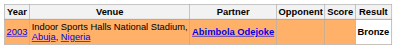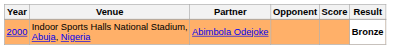(17, 32) 2003 -> (17, 32) 2000
(233, 32) bold -> (230, 32) normal
